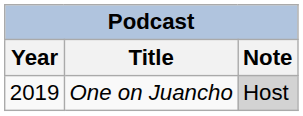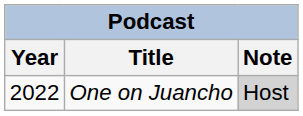(35, 92) 2019 -> (35, 92) 2022
